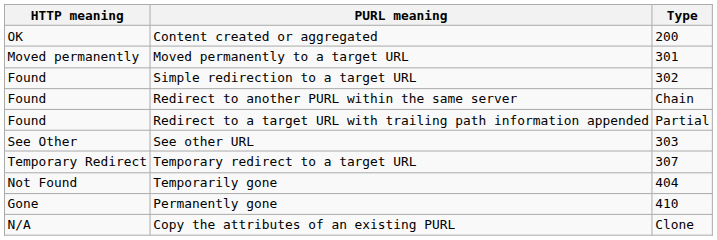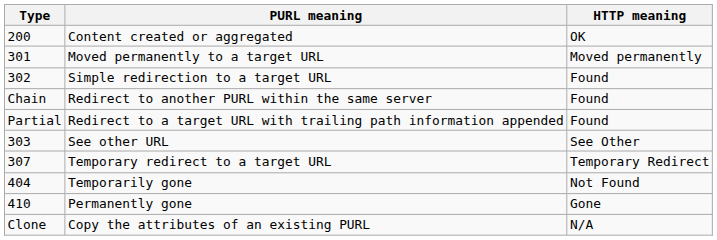columns swapped: (682, 15) <-> (77, 15)
